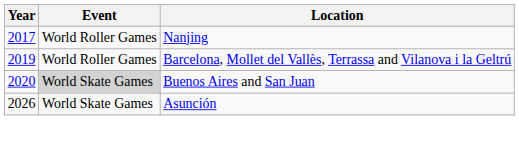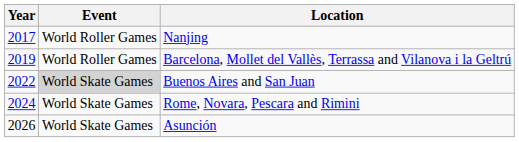(22, 81) 2020 -> (22, 81) 2022
+ row: (261, 103)
